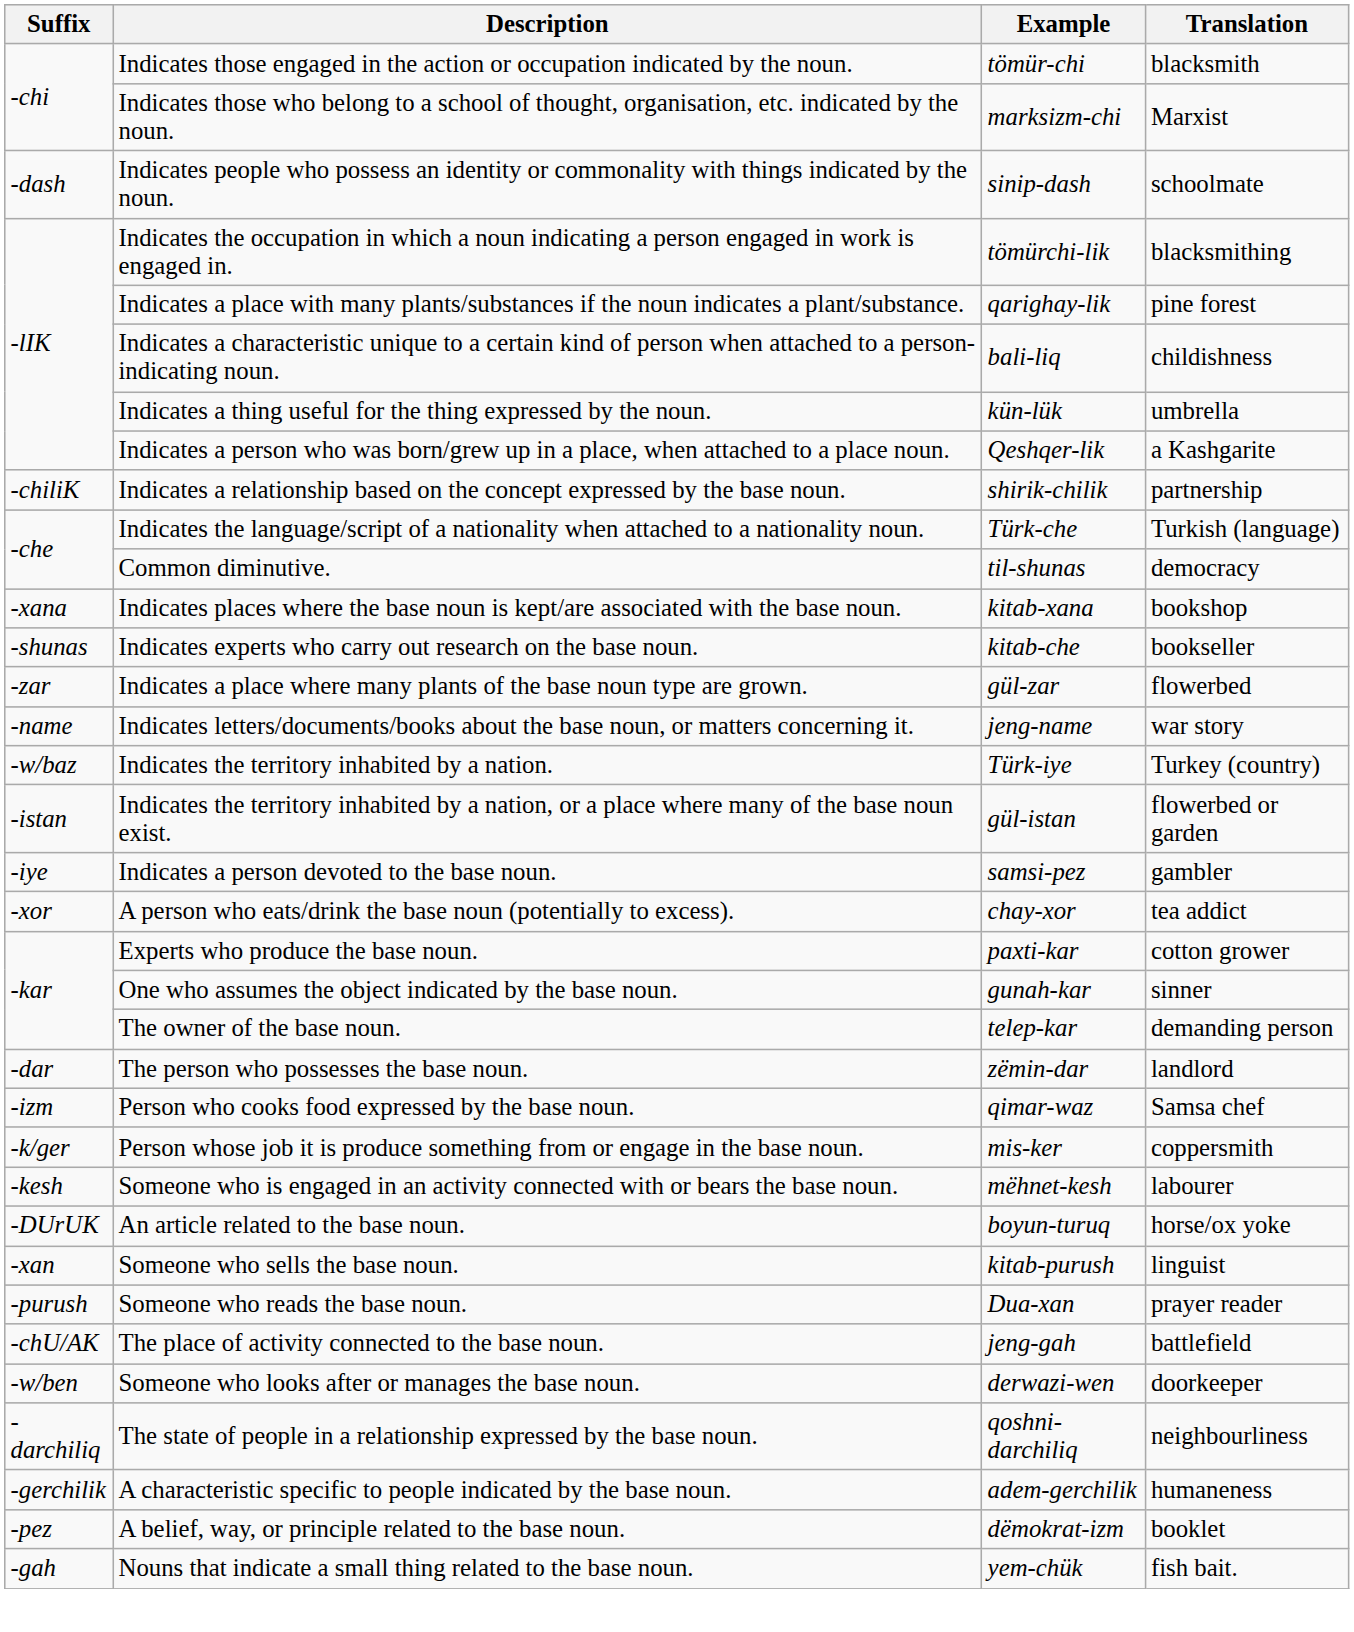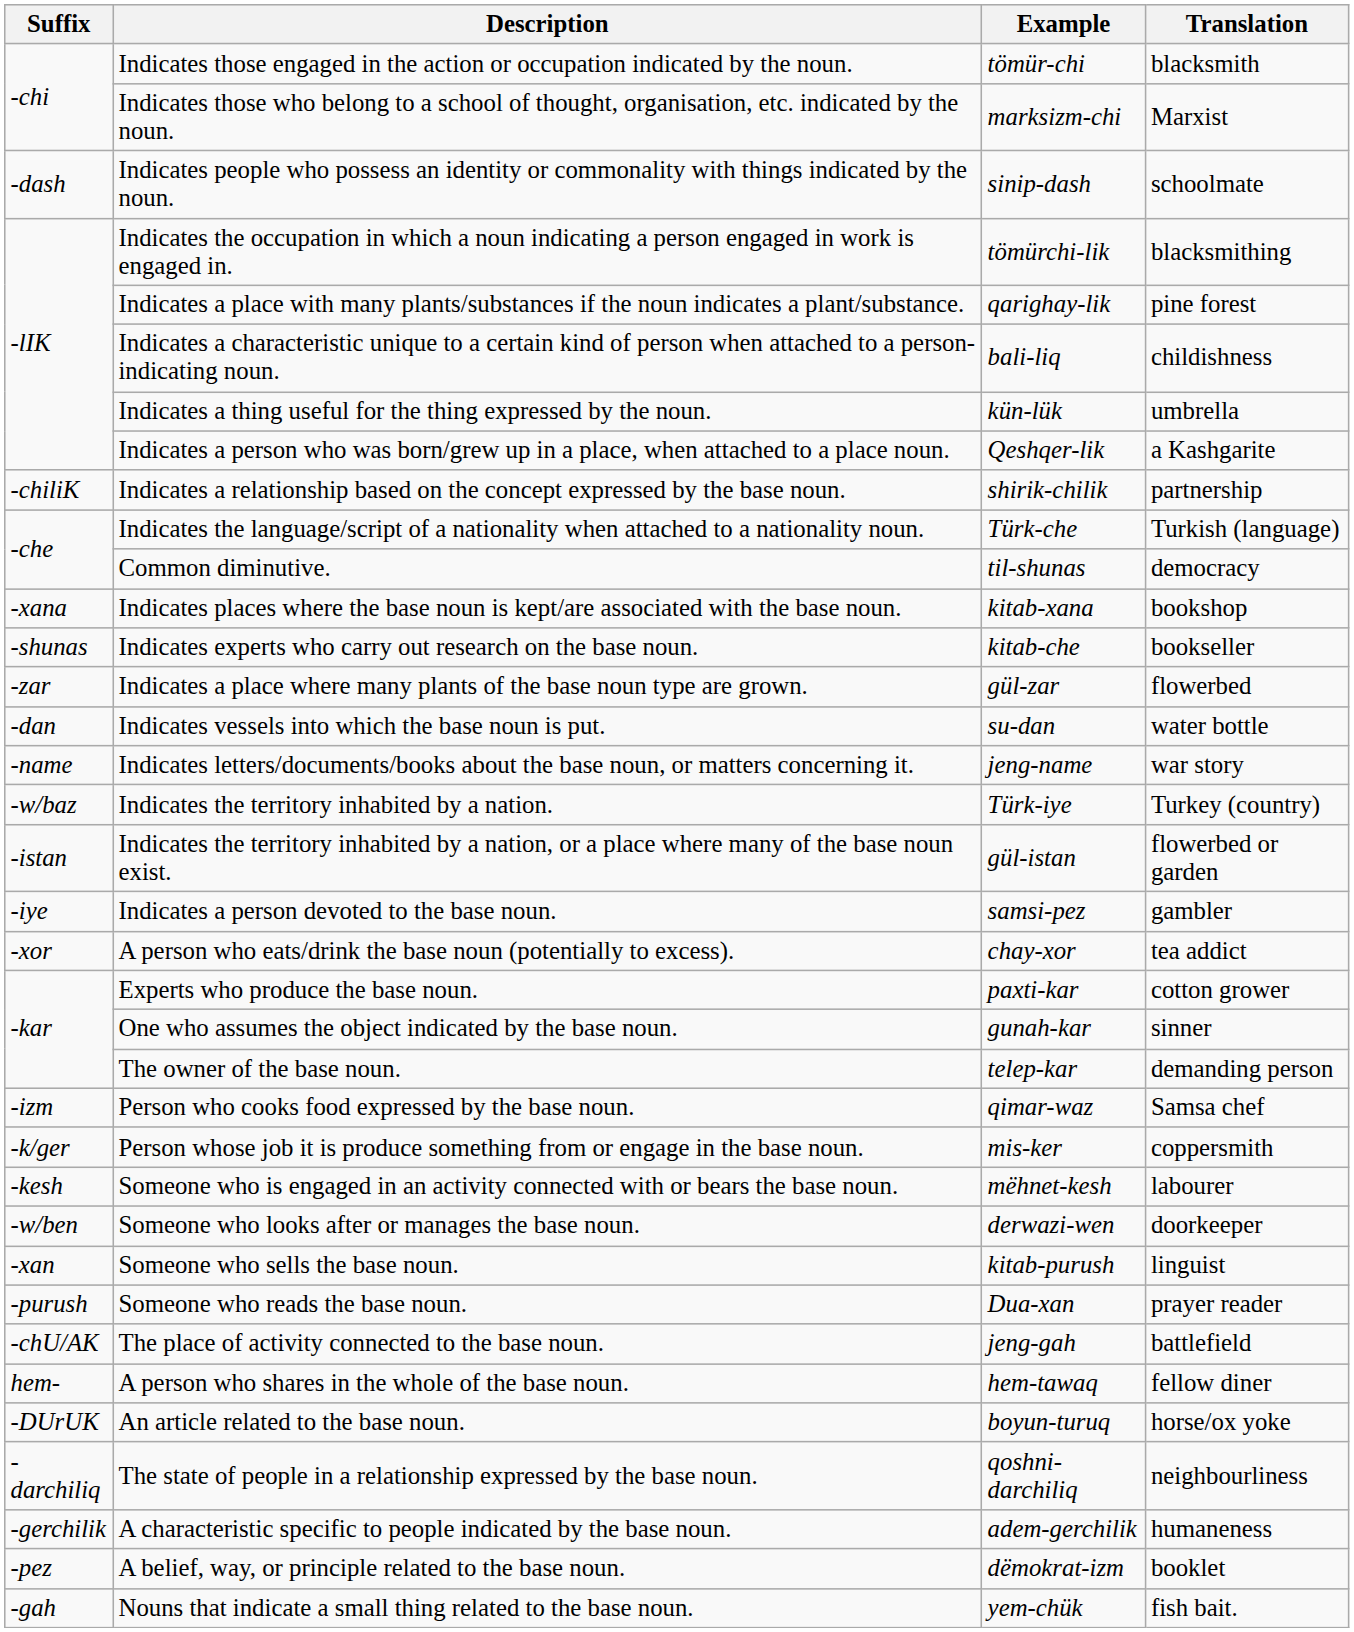+ row: (362, 725)
- row: (323, 1068)
rows swapped: (379, 1382) <-> (292, 1225)
+ row: (374, 1382)
